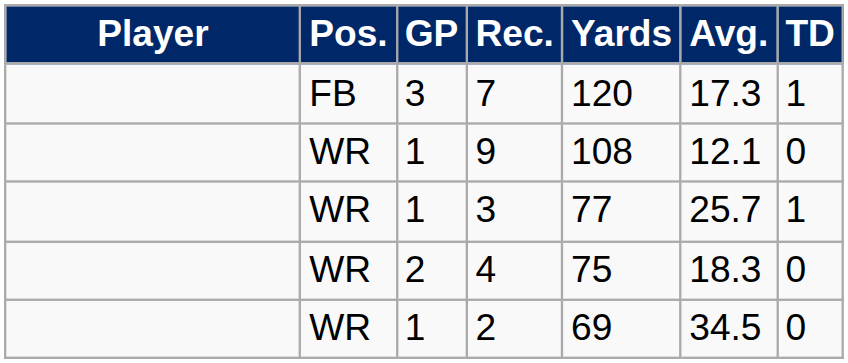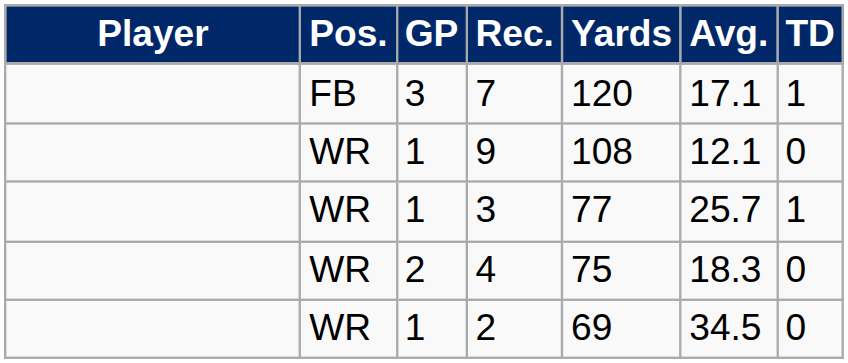(725, 92) 17.3 -> (725, 92) 17.1
